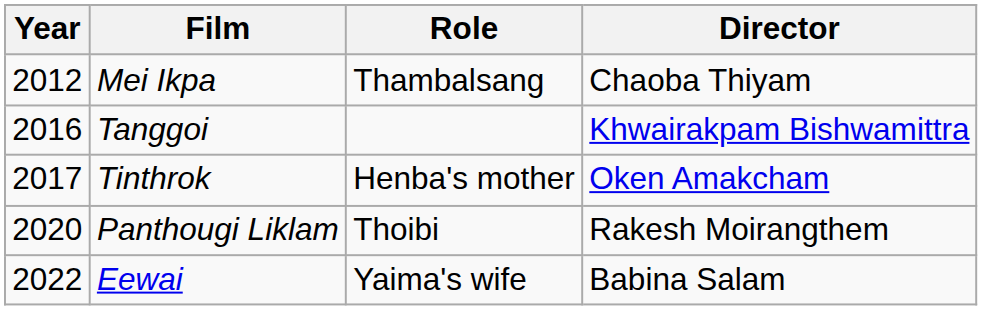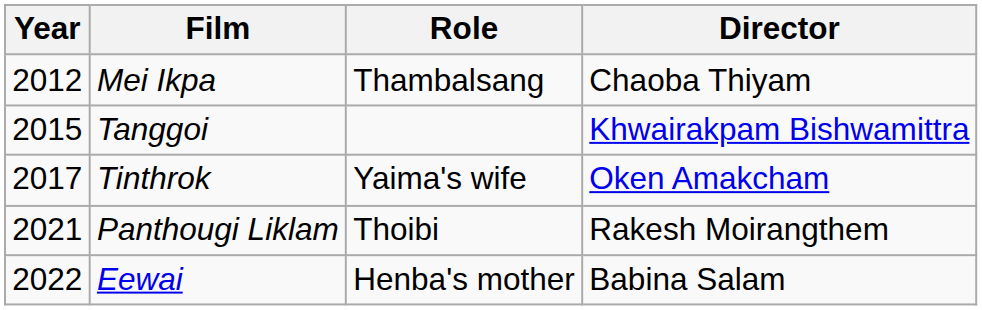(47, 129) 2016 -> (47, 129) 2015
(464, 179) Henba's mother -> (440, 179) Yaima's wife
(47, 229) 2020 -> (47, 229) 2021
(440, 279) Yaima's wife -> (464, 279) Henba's mother
